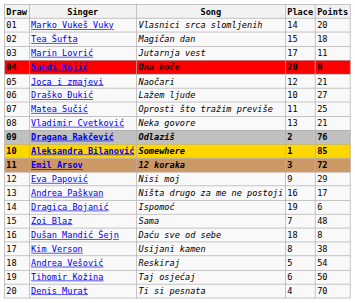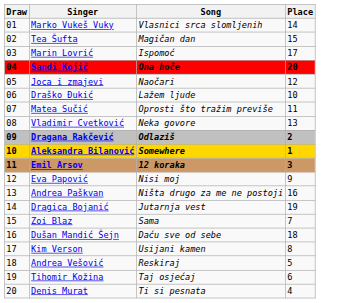- column: (333, 11)
(172, 53) Jutarnja vest -> (157, 53) Ispomoć
(157, 207) Ispomoć -> (172, 207) Jutarnja vest
